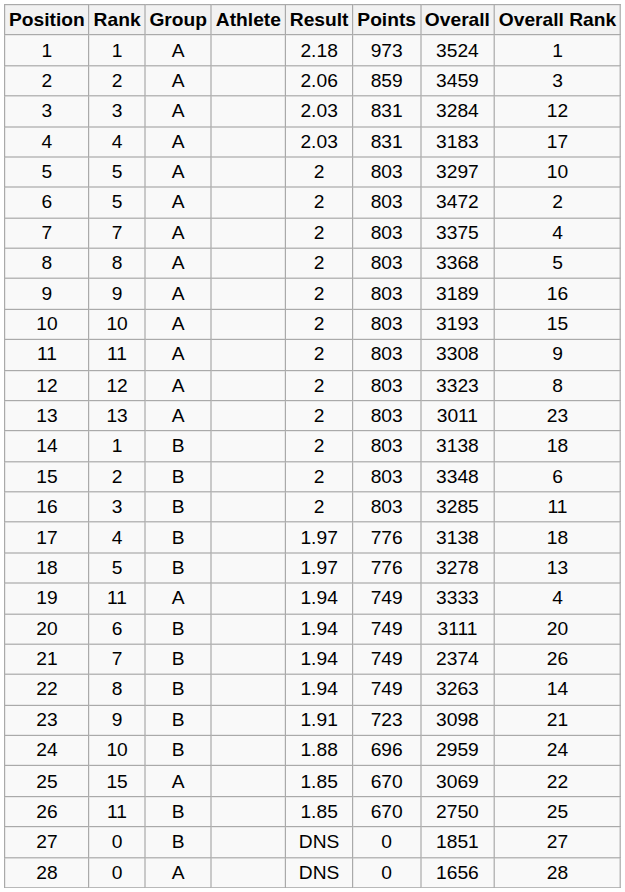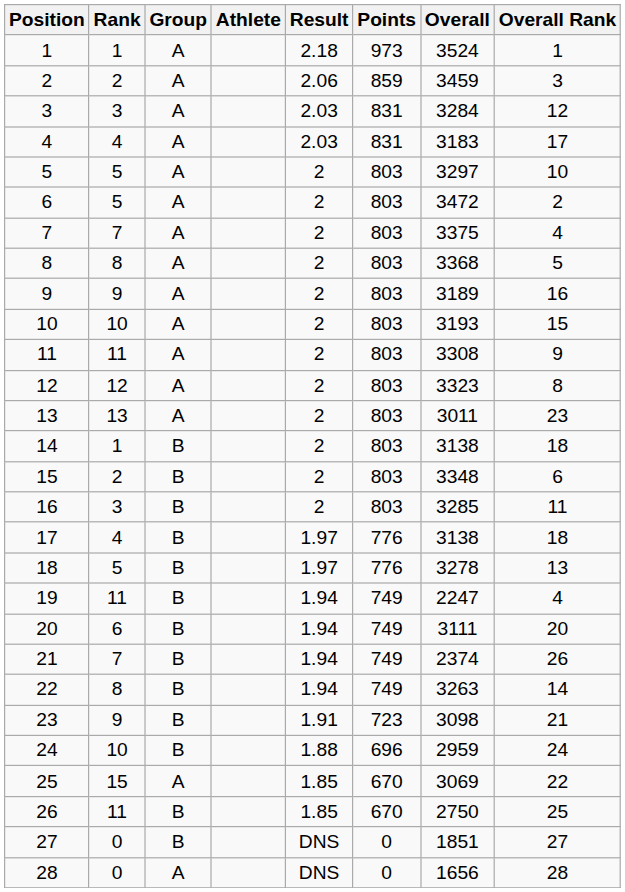(178, 598) A -> (178, 598) B
(457, 598) 3333 -> (457, 598) 2247
